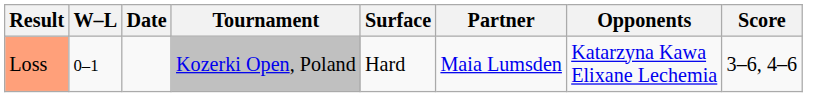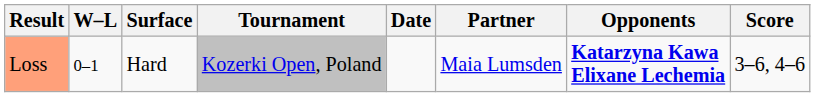columns swapped: (147, 20) <-> (398, 20)
(644, 63) normal -> (648, 63) bold
